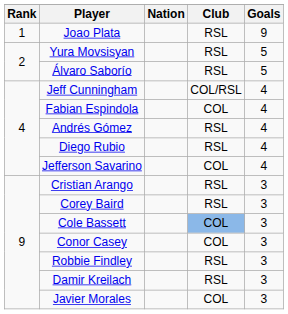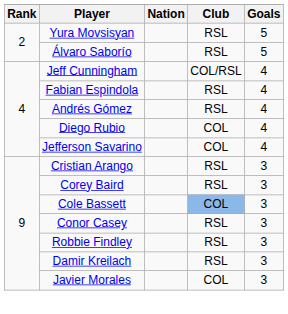- row: (92, 33)
(216, 109) COL -> (216, 90) RSL
(216, 147) RSL -> (216, 128) COL
(216, 242) COL -> (216, 223) RSL
